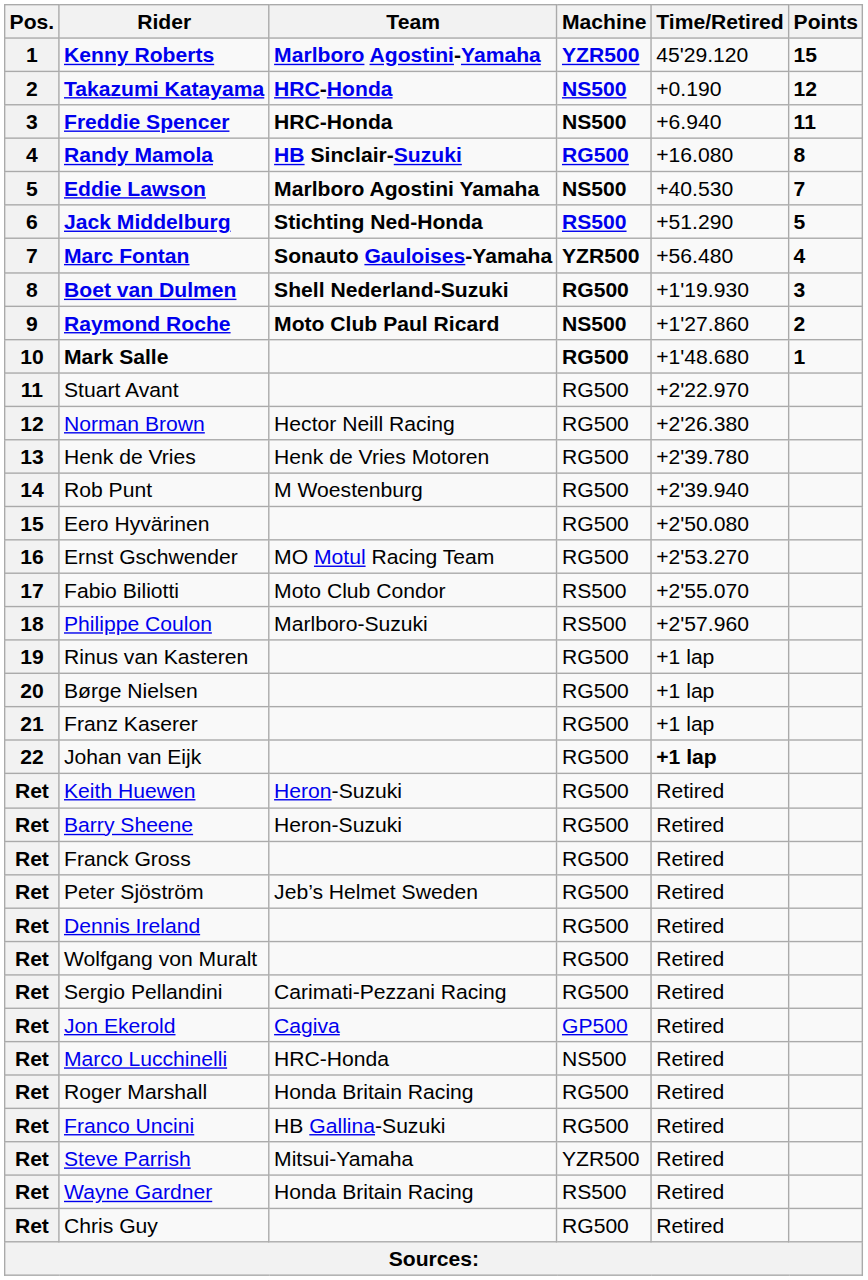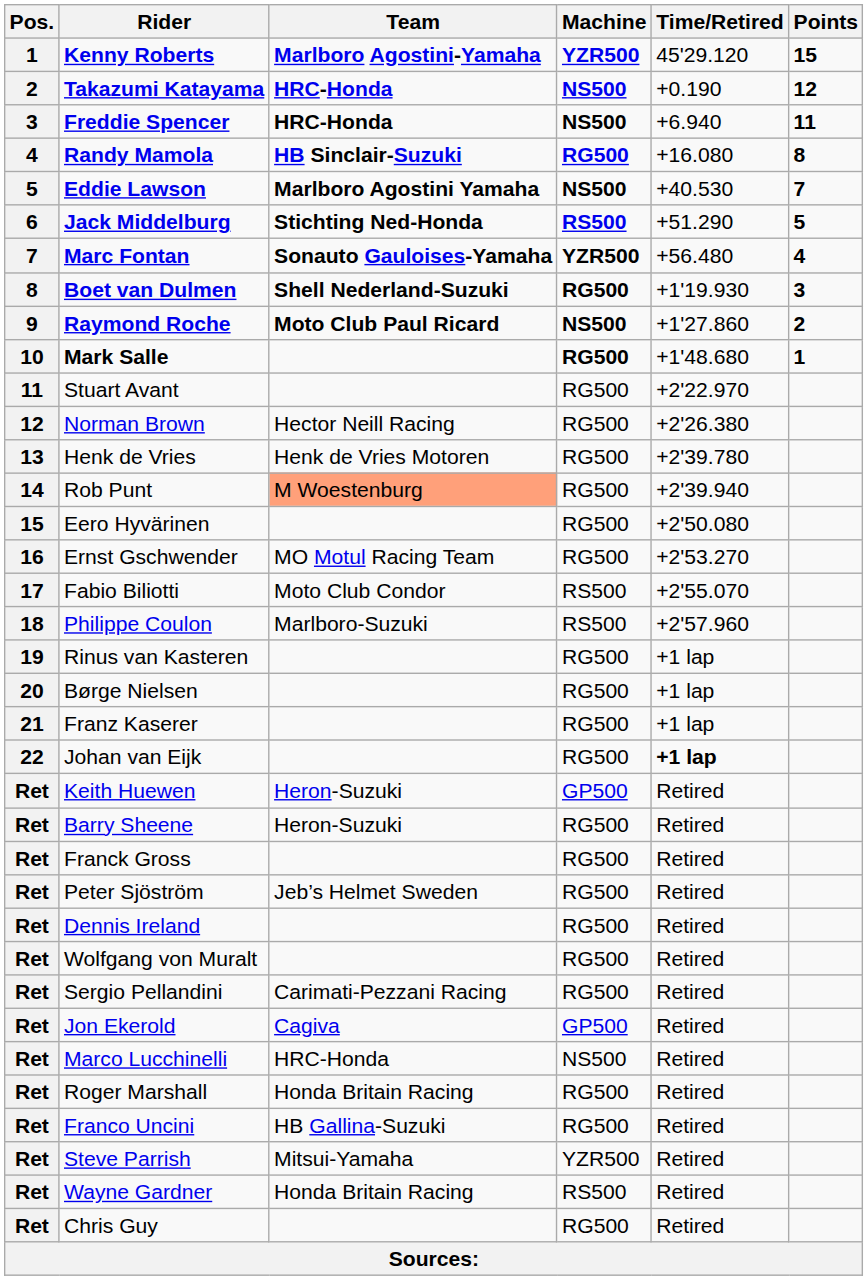(348, 490) no background -> (348, 490) lightsalmon background
(595, 791) RG500 -> (595, 791) GP500
